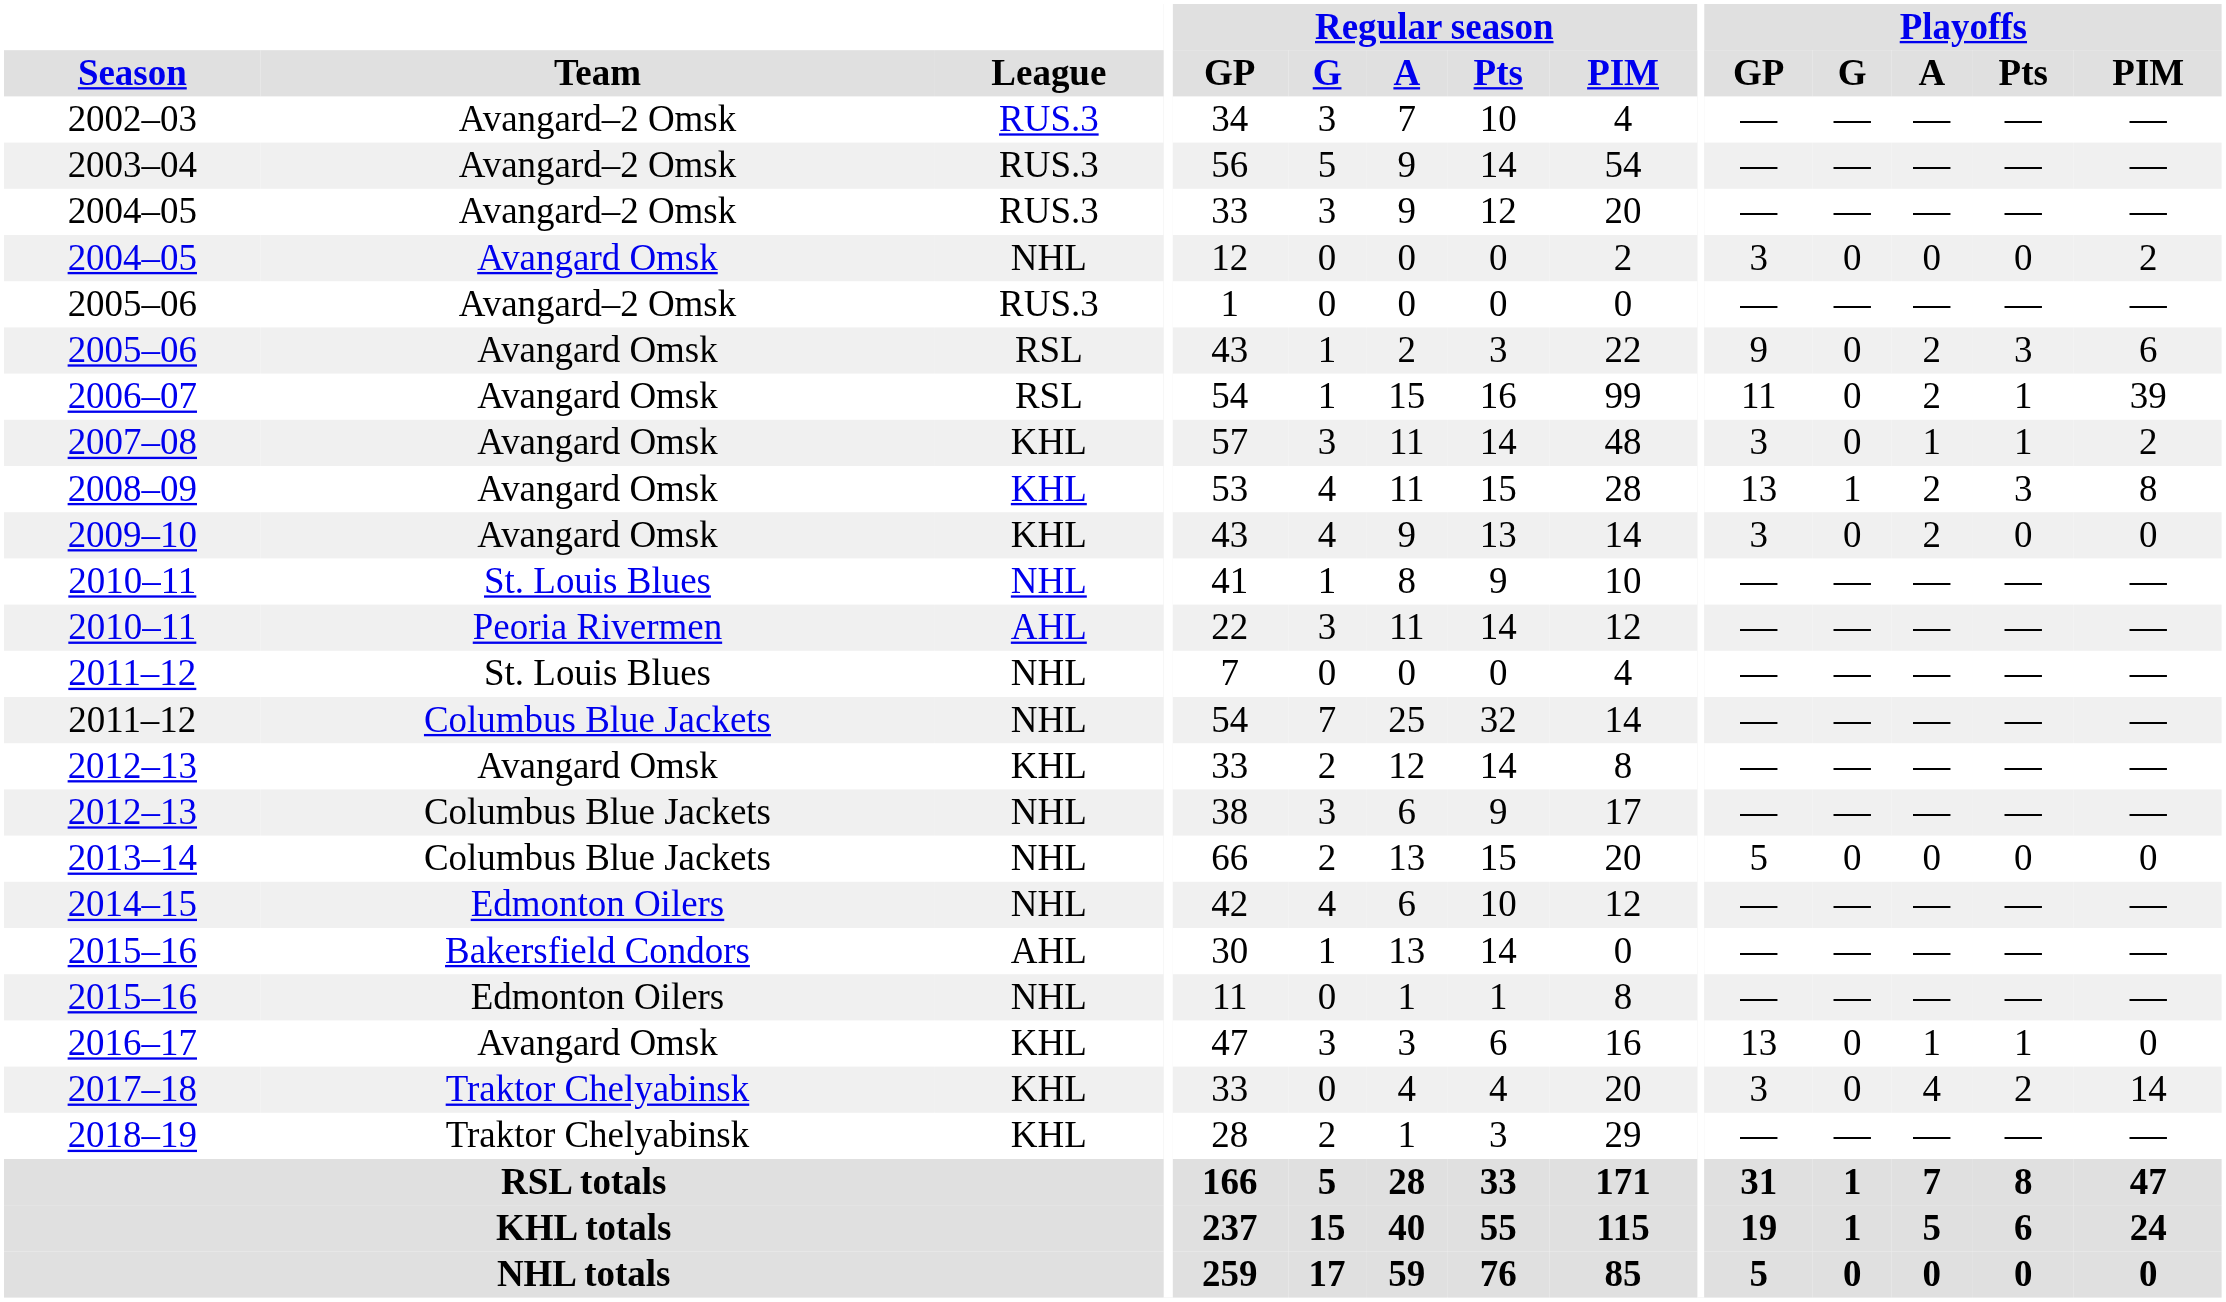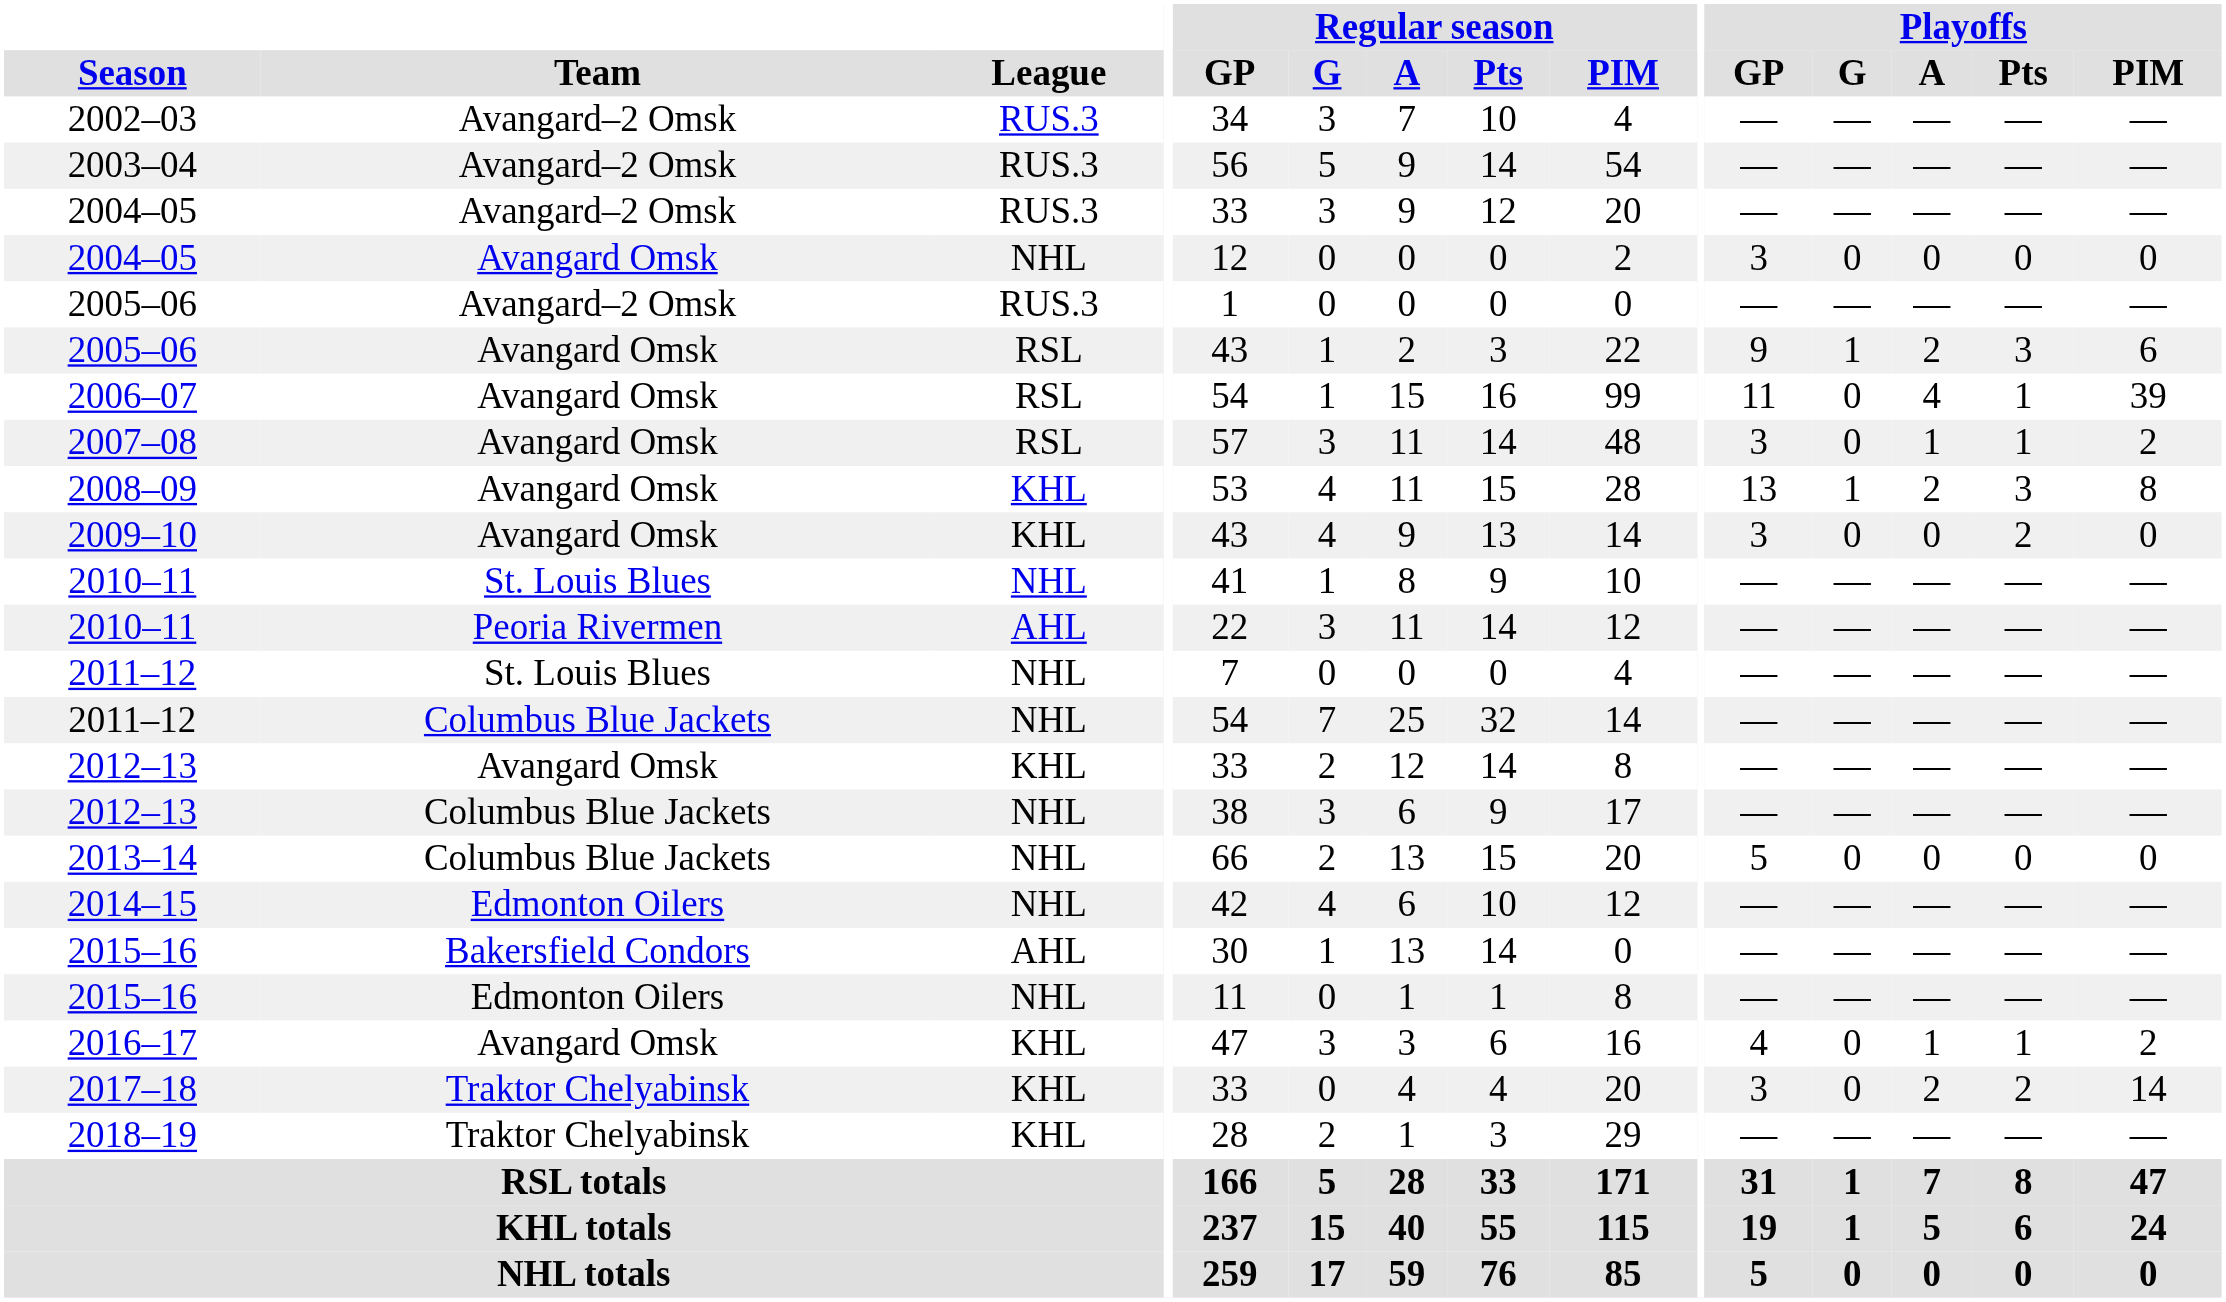(2148, 257) 2 -> (2148, 257) 0
(1852, 349) 0 -> (1852, 349) 1
(1932, 396) 2 -> (1932, 396) 4
(1049, 442) KHL -> (1049, 442) RSL
(1932, 534) 2 -> (1932, 534) 0
(2023, 534) 0 -> (2023, 534) 2
(1759, 1042) 13 -> (1759, 1042) 4
(2148, 1042) 0 -> (2148, 1042) 2
(1932, 1089) 4 -> (1932, 1089) 2
